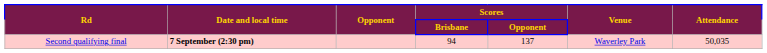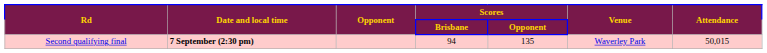(528, 42) 137 -> (528, 42) 135
(717, 42) 50,035 -> (717, 42) 50,015
